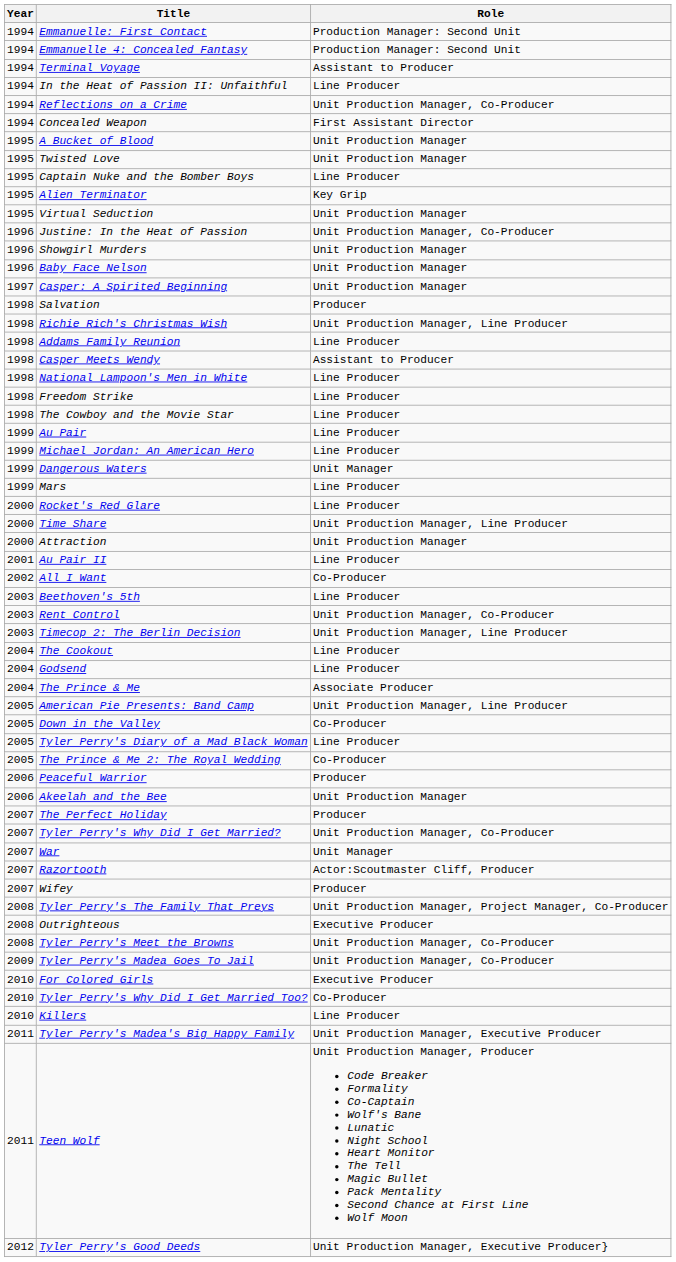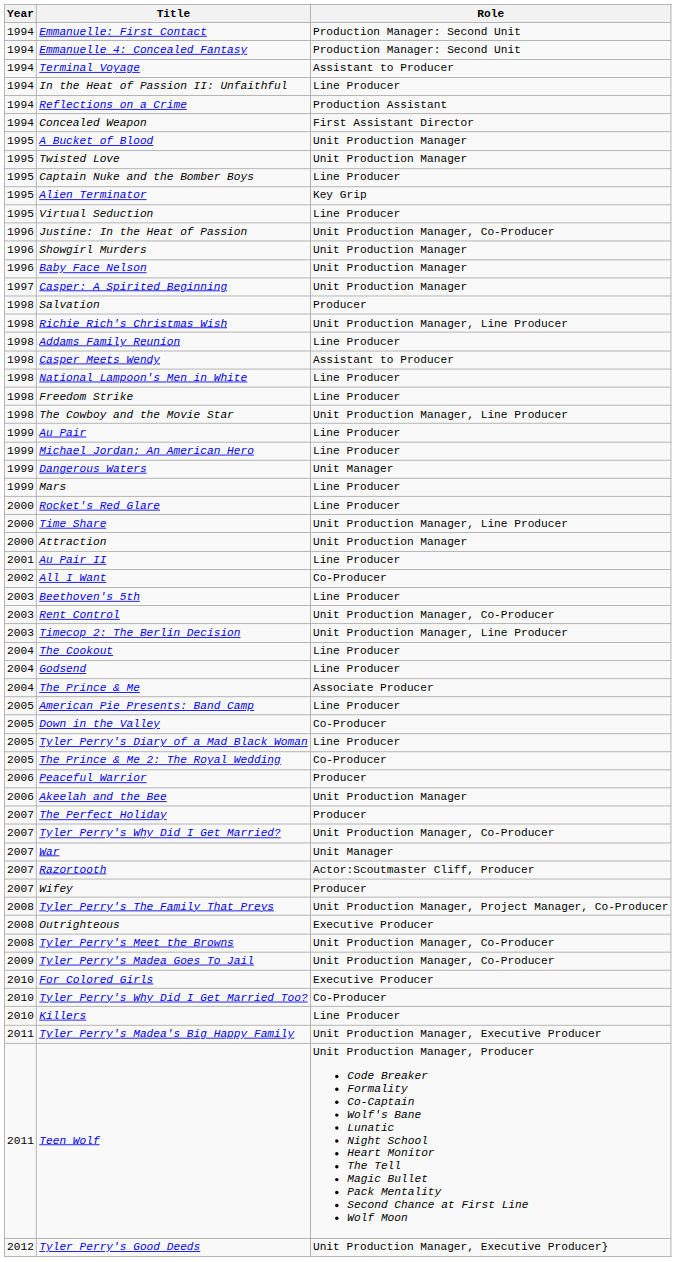(434, 105) Unit Production Manager, Co-Producer -> (380, 105) Production Assistant
(390, 214) Unit Production Manager -> (357, 214) Line Producer
(357, 414) Line Producer -> (440, 414) Unit Production Manager, Line Producer
(440, 706) Unit Production Manager, Line Producer -> (357, 706) Line Producer
